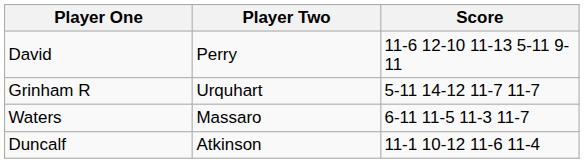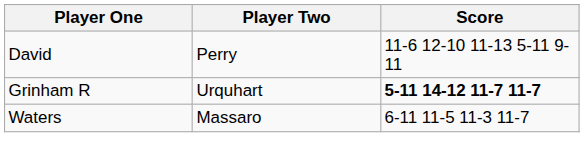(462, 90) normal -> (463, 90) bold
- row: (37, 144)
